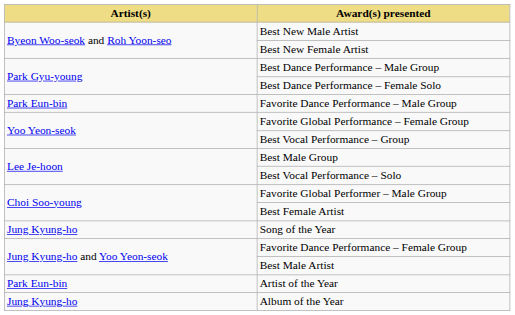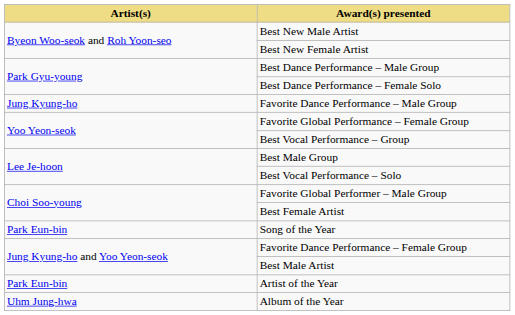(37, 103) Park Eun-bin -> (42, 103) Jung Kyung-ho
(42, 229) Jung Kyung-ho -> (37, 229) Park Eun-bin
(42, 301) Jung Kyung-ho -> (42, 301) Uhm Jung-hwa
